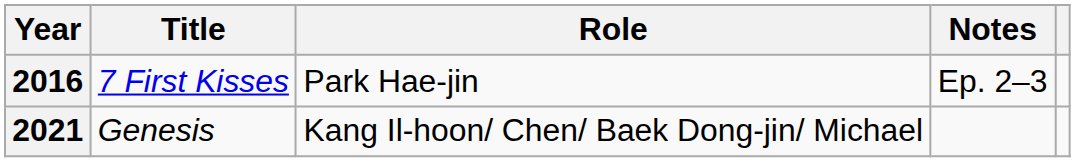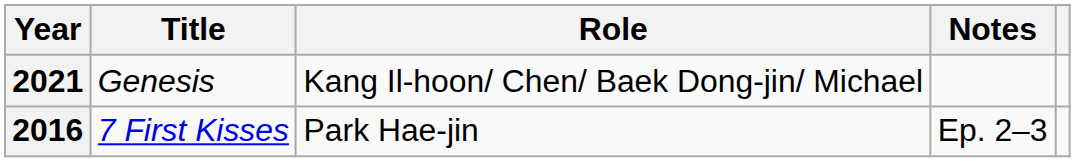rows swapped: (48, 80) <-> (48, 130)
